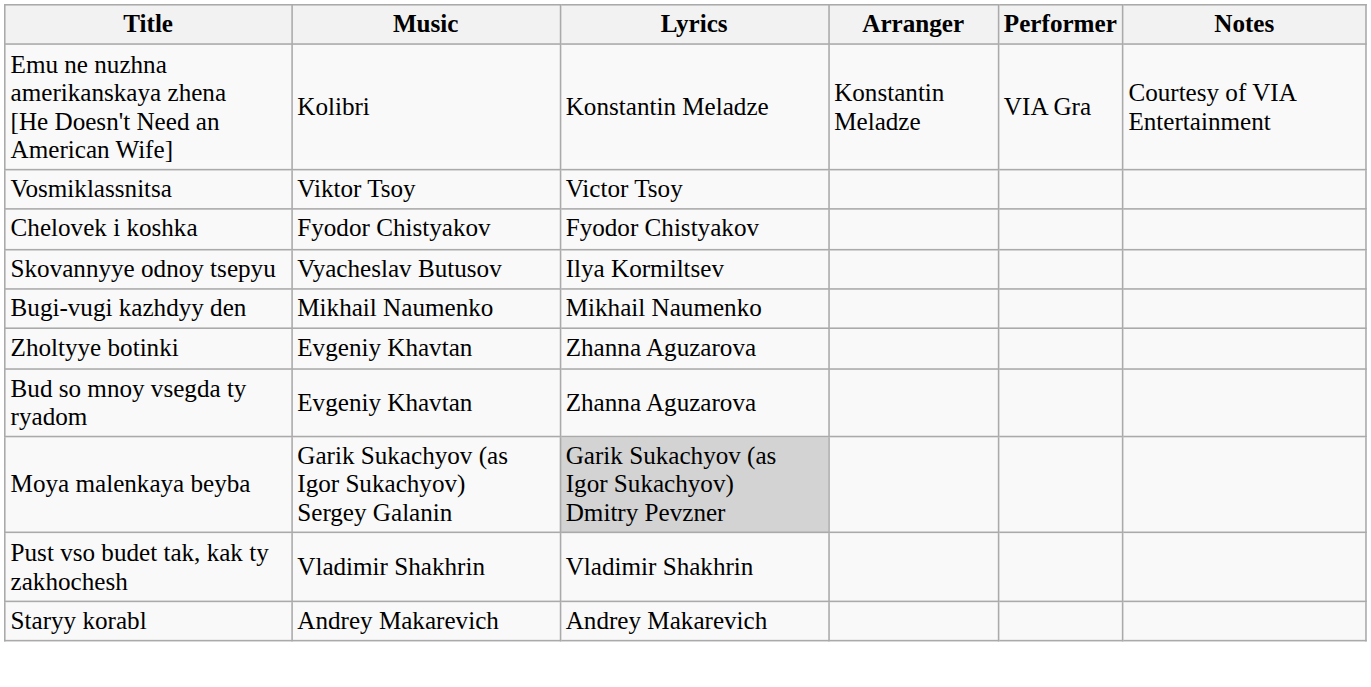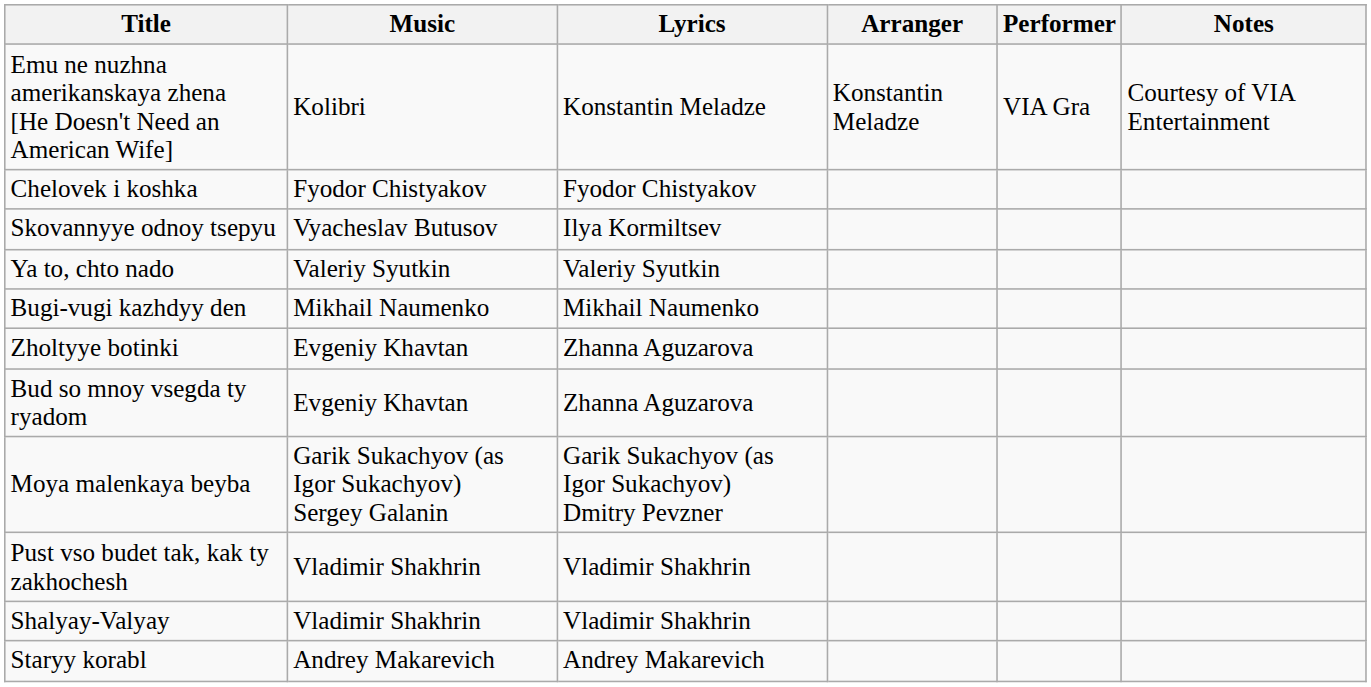- row: (91, 188)
+ row: (92, 268)
(671, 484) lightgrey background -> (668, 484) no background
+ row: (90, 620)
